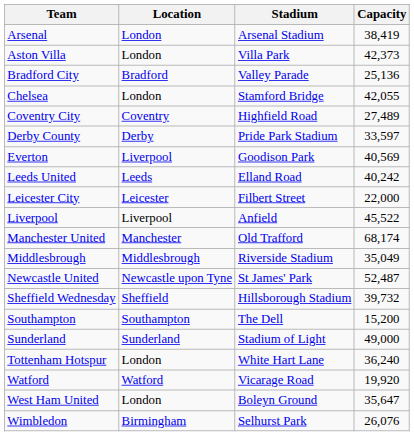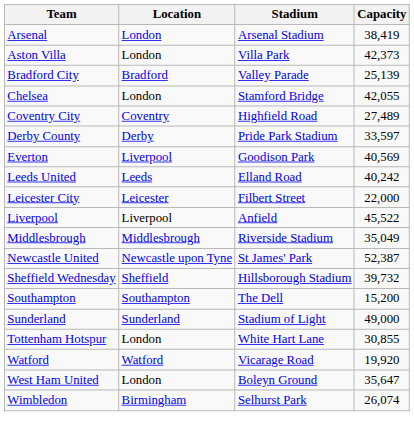(382, 75) 25,136 -> (382, 75) 25,139
- row: (56, 237)
(382, 278) 52,487 -> (382, 258) 52,387
(382, 359) 36,240 -> (382, 339) 30,855
(382, 420) 26,076 -> (382, 400) 26,074
